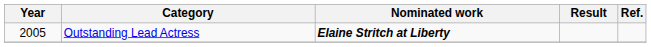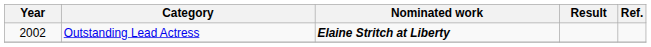(33, 32) 2005 -> (33, 32) 2002
